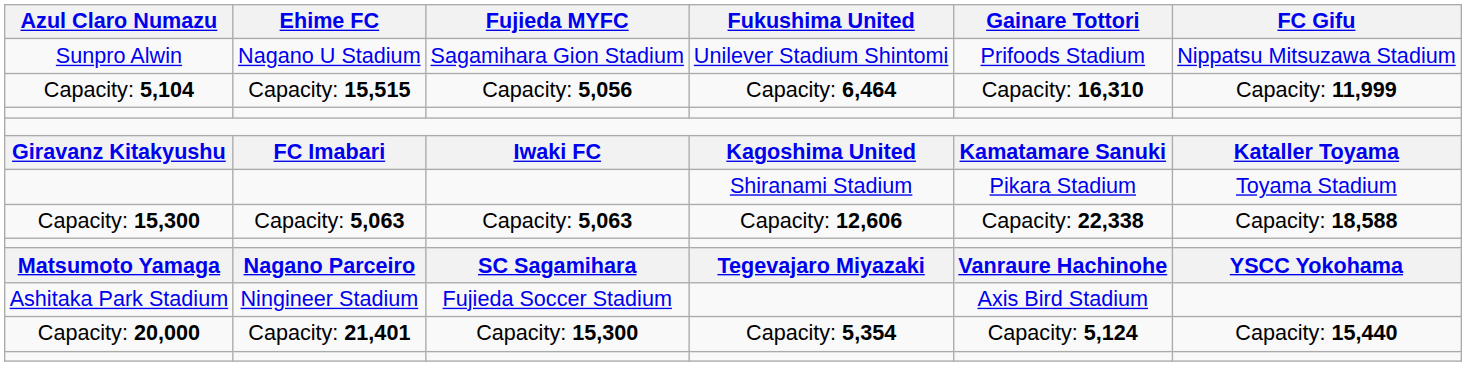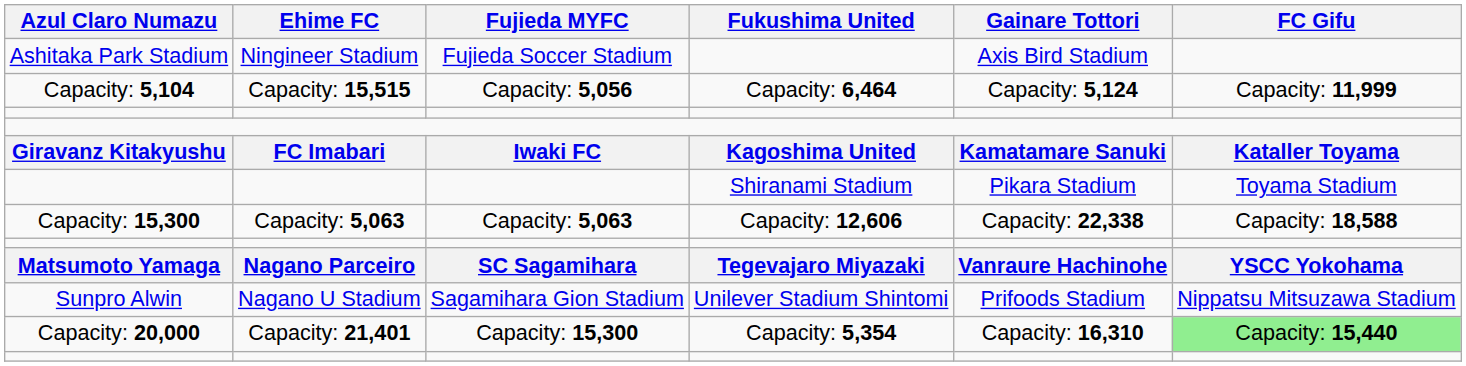rows swapped: (119, 299) <-> (119, 55)
(1063, 90) Capacity: 16,310 -> (1063, 90) Capacity: 5,124
(1063, 333) Capacity: 5,124 -> (1063, 333) Capacity: 16,310
(1316, 333) no background -> (1316, 333) lightgreen background
